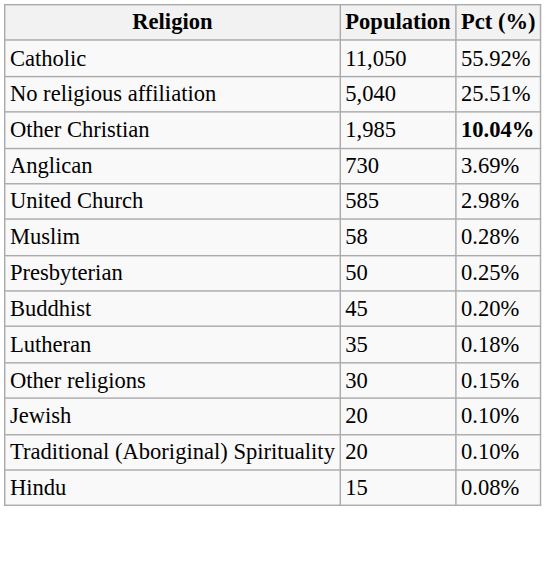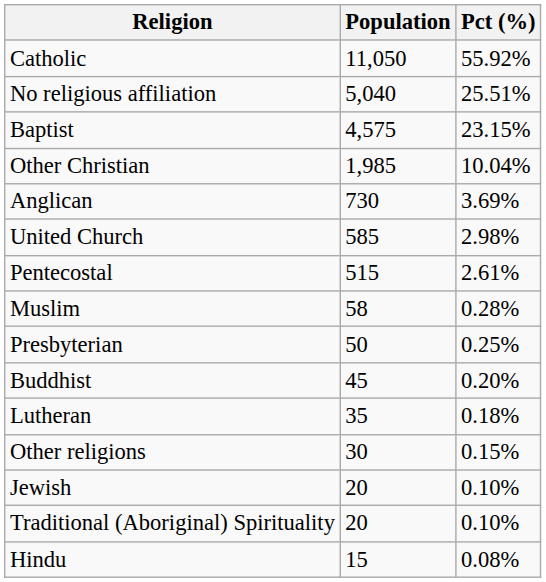+ row: (42, 129)
(498, 129) bold -> (496, 165) normal
+ row: (61, 272)
